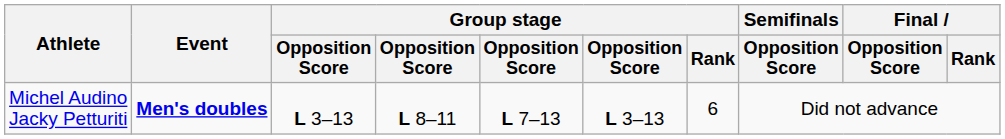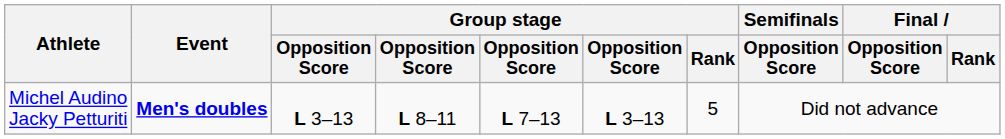(713, 109) 6 -> (713, 109) 5
